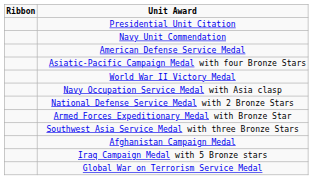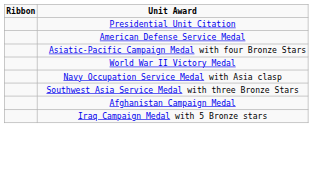- row: (173, 37)
- row: (173, 103)
- row: (173, 116)
- row: (173, 169)
